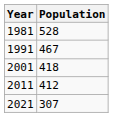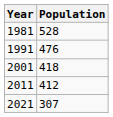(49, 49) 467 -> (49, 49) 476
